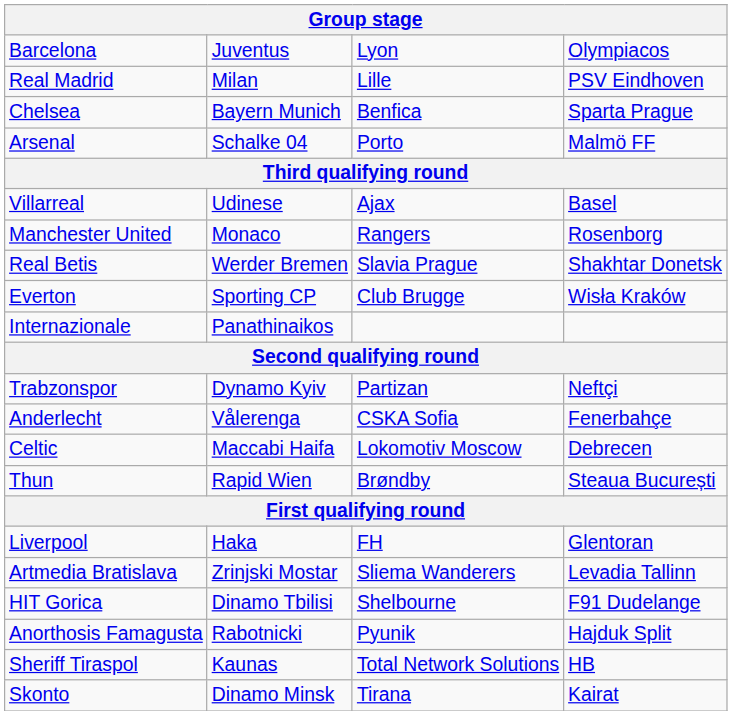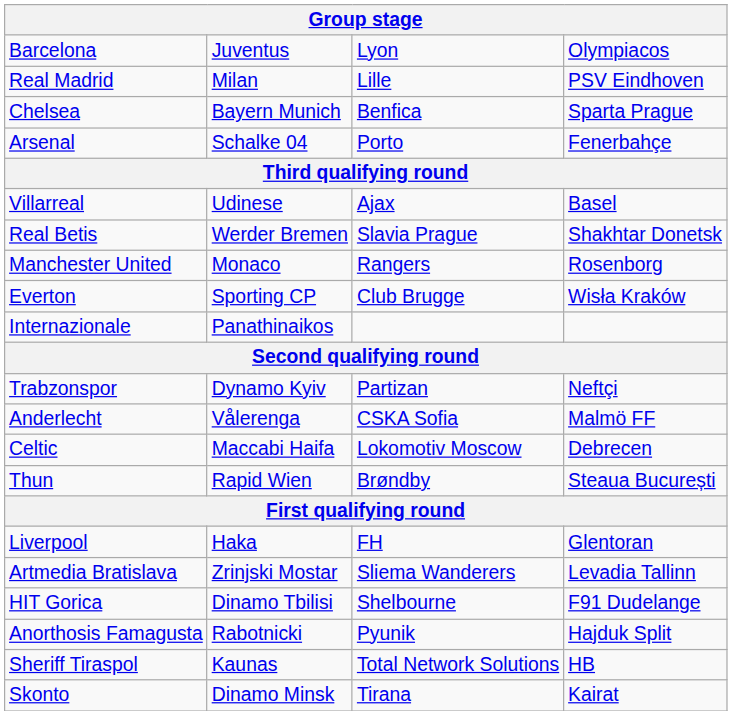(612, 142) Malmö FF -> (620, 142) Fenerbahçe
rows swapped: (53, 265) <-> (90, 234)
(620, 419) Fenerbahçe -> (612, 419) Malmö FF
